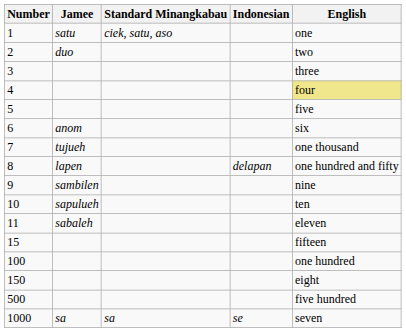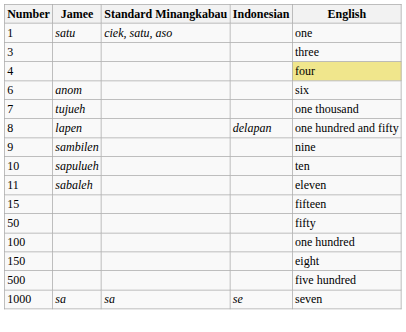- row: (10, 52)
- row: (10, 109)
+ row: (13, 223)
